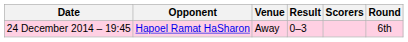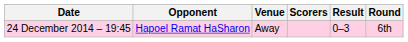columns swapped: (305, 12) <-> (345, 12)
